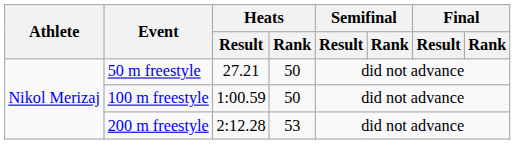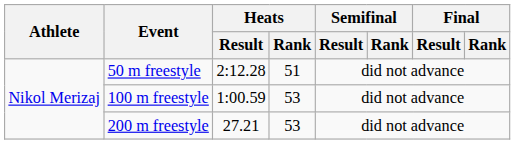(241, 71) 27.21 -> (241, 71) 2:12.28
(292, 71) 50 -> (292, 71) 51
(292, 98) 50 -> (292, 98) 53
(241, 125) 2:12.28 -> (241, 125) 27.21
